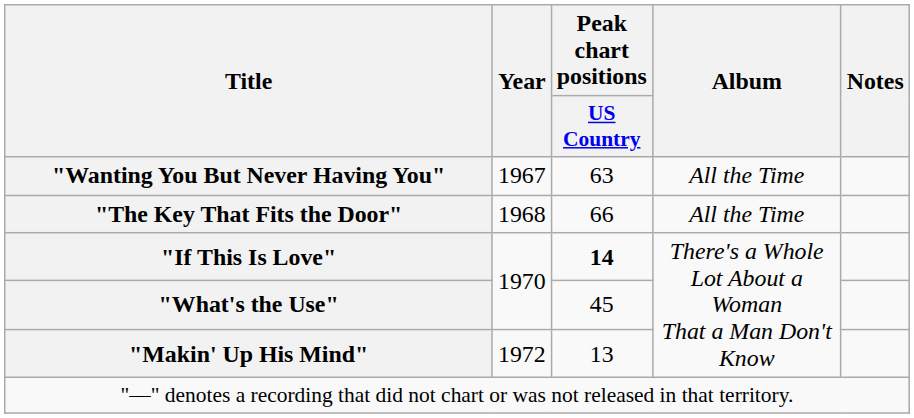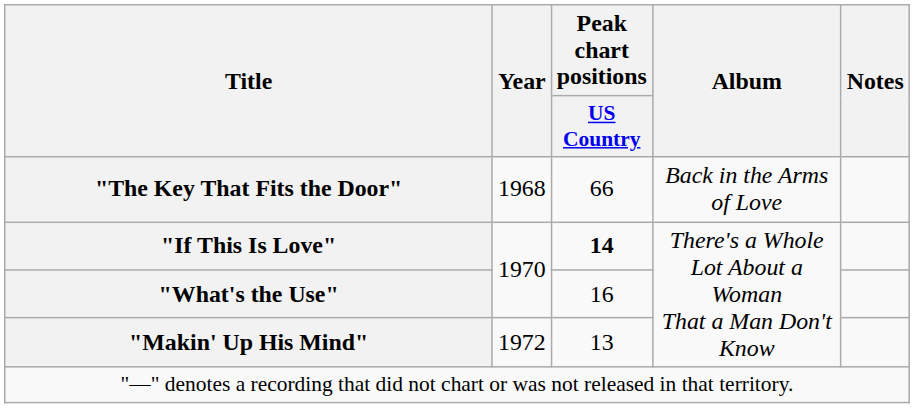- row: (249, 175)
(747, 213) All the Time -> (747, 188) Back in the Arms of Love
(602, 304) 45 -> (602, 293) 16
